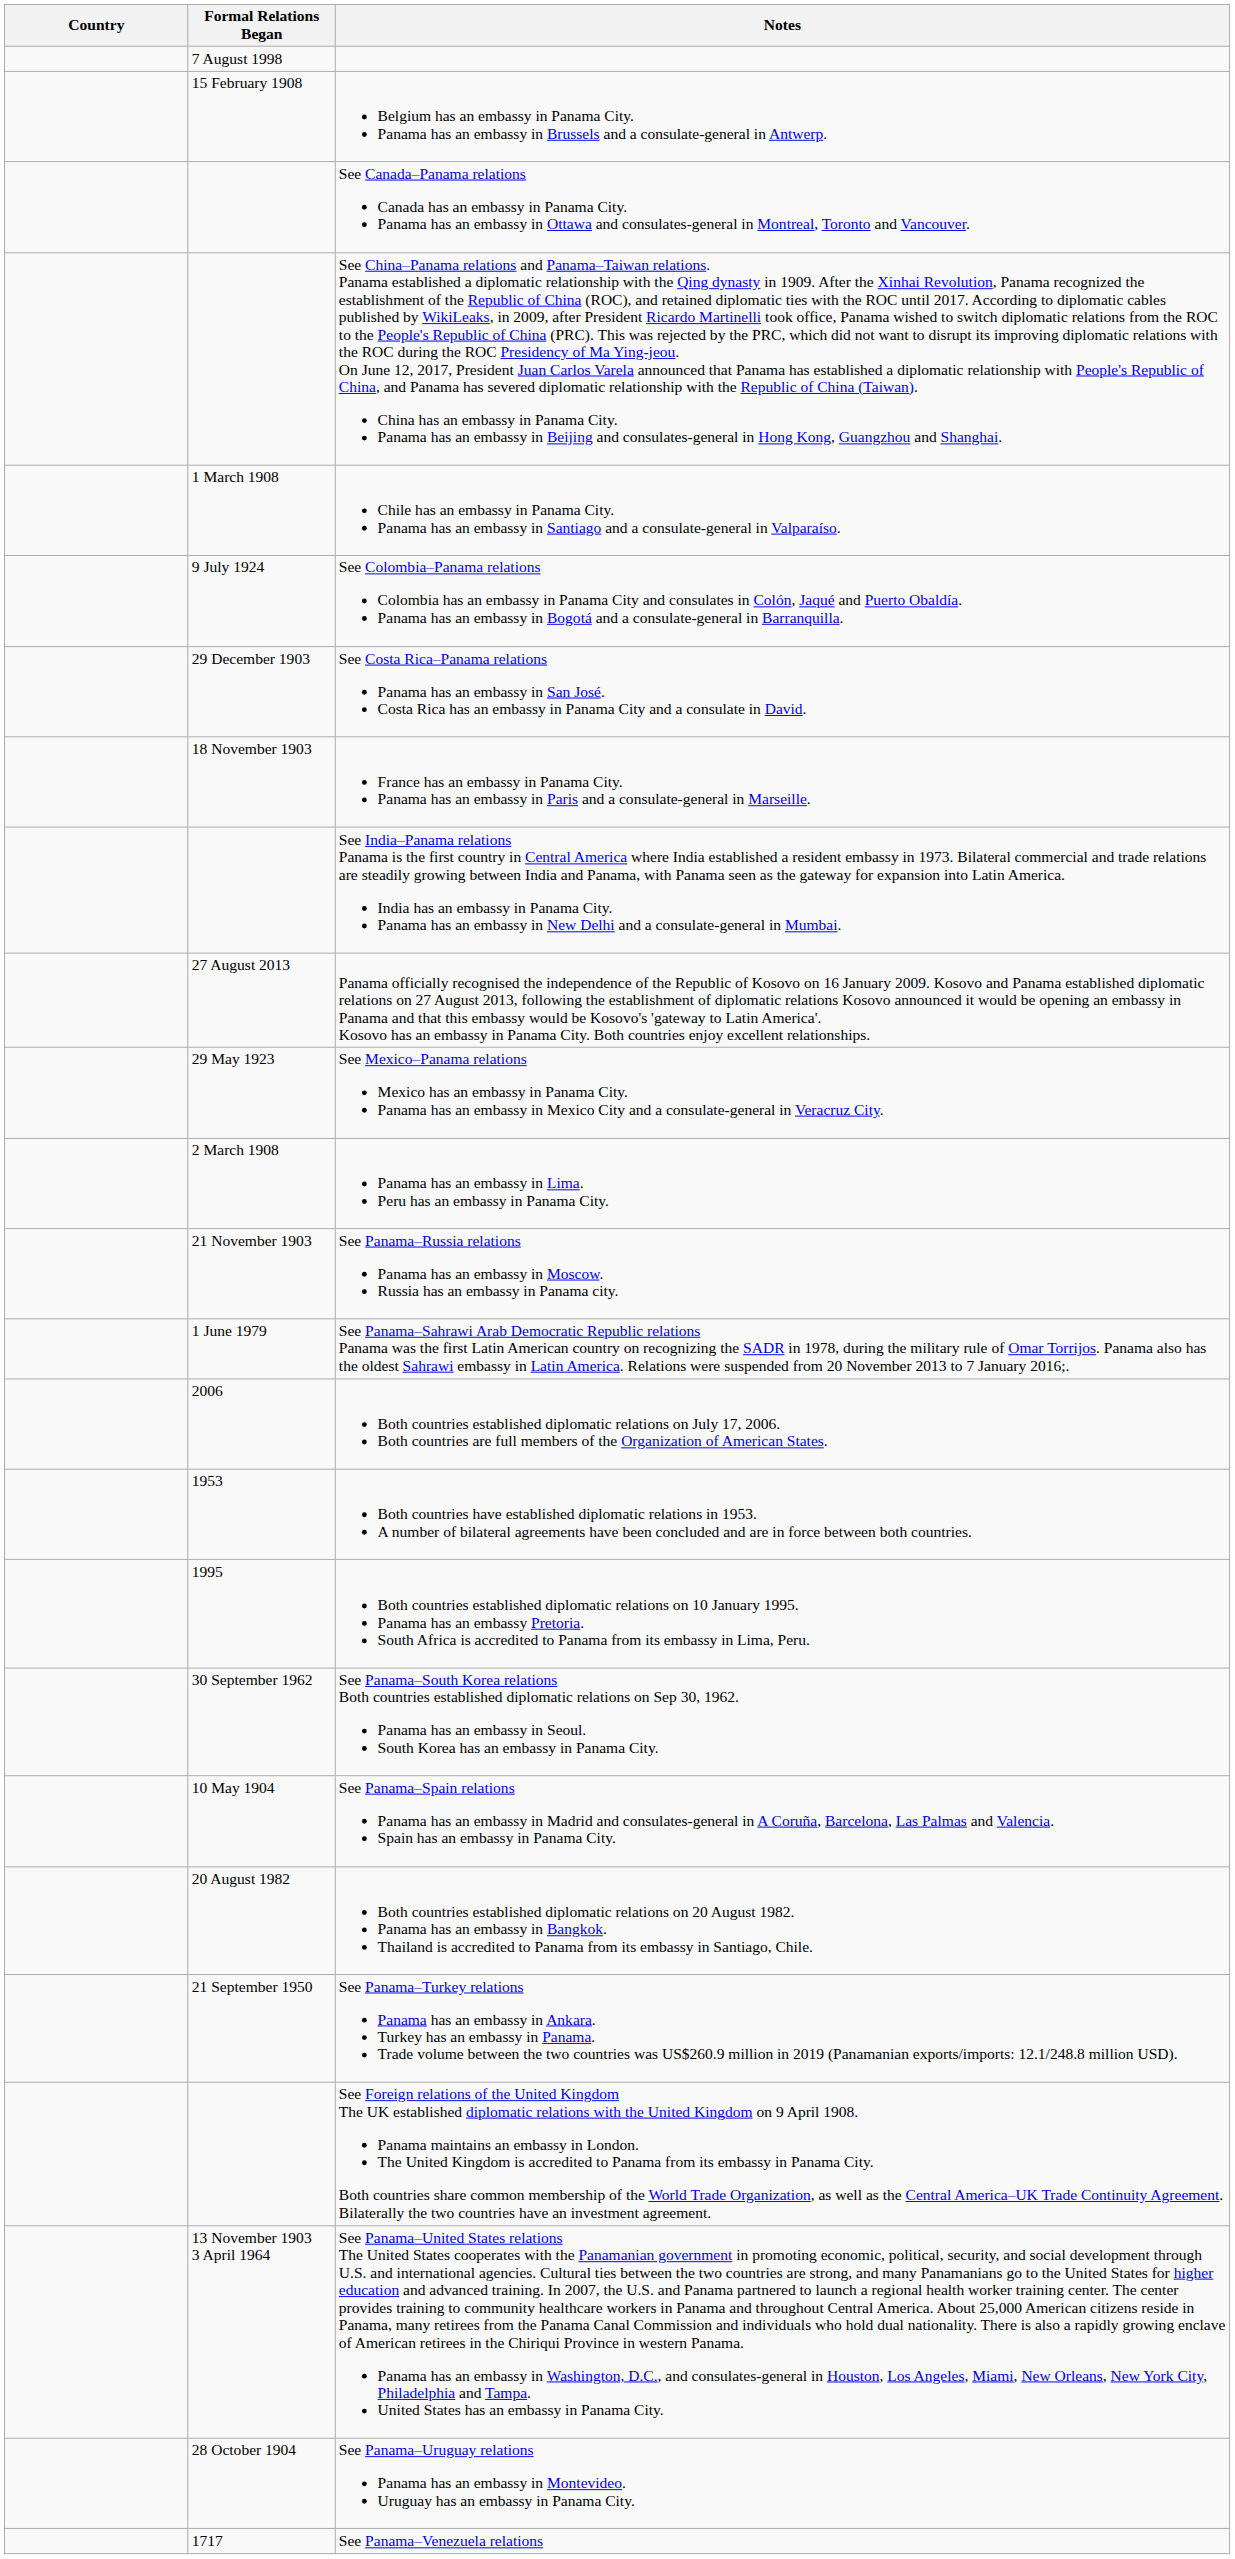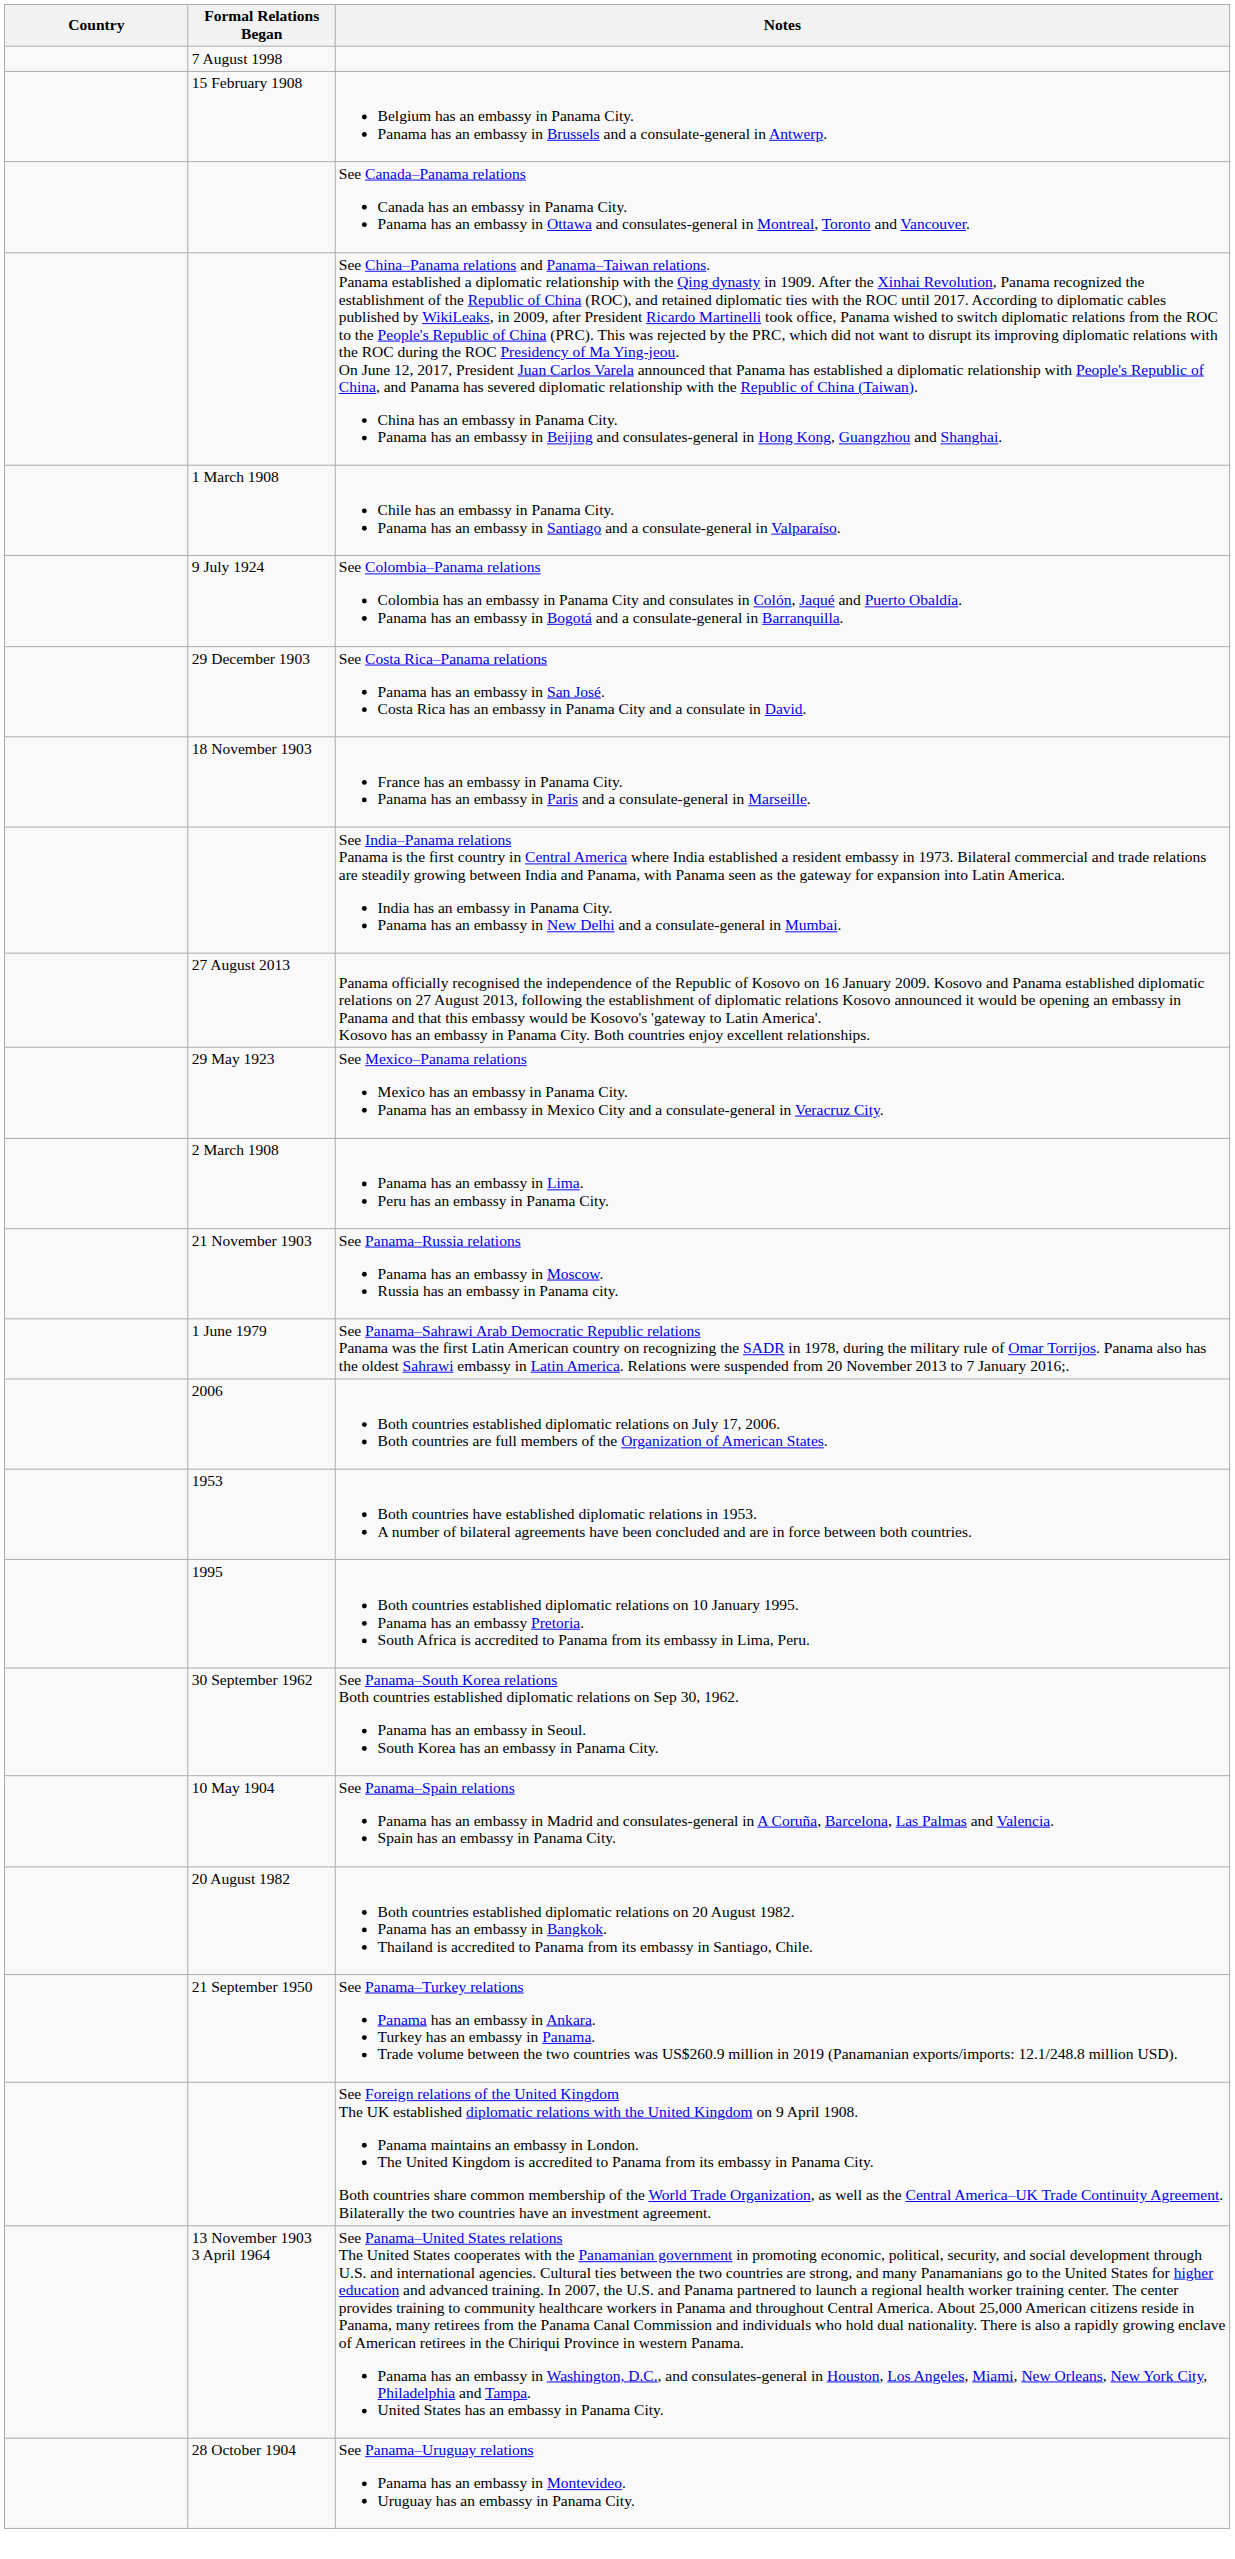- row: (441, 2541)
